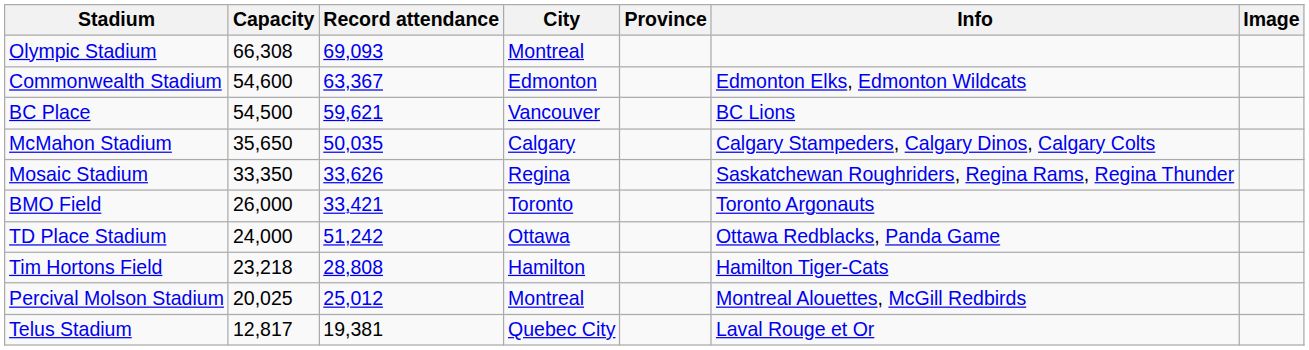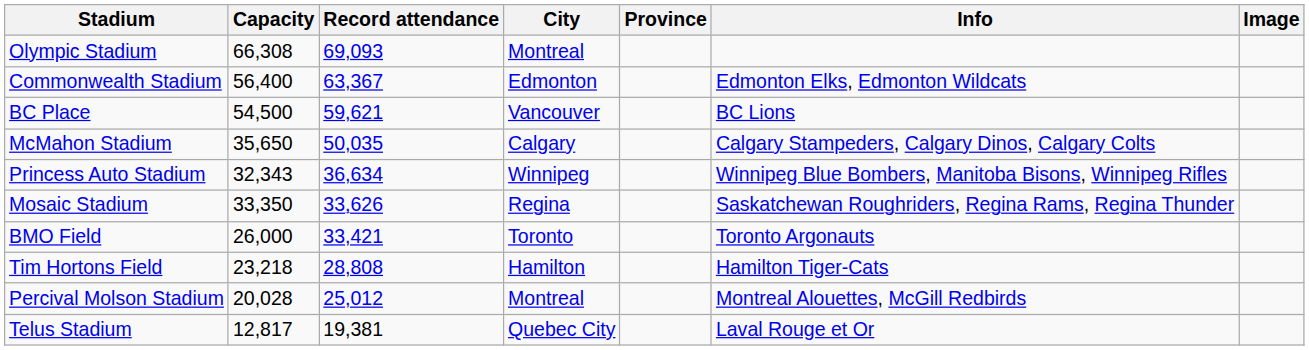(263, 81) 54,600 -> (263, 81) 56,400
+ row: (107, 174)
- row: (88, 236)
(263, 298) 20,025 -> (263, 298) 20,028
